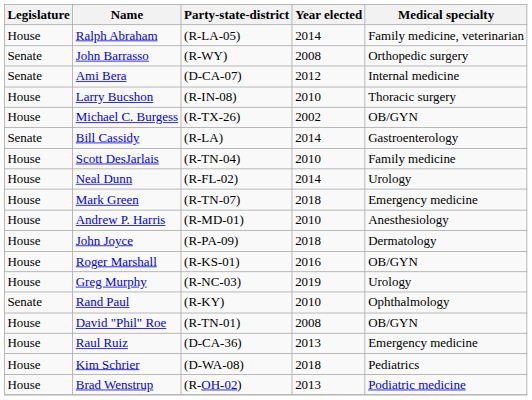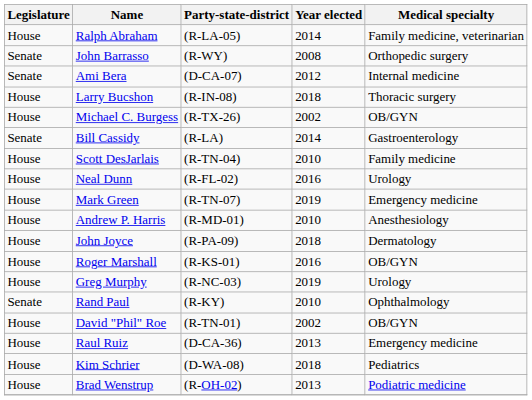(308, 96) 2010 -> (308, 96) 2018
(308, 179) 2014 -> (308, 179) 2016
(308, 199) 2018 -> (308, 199) 2019
(308, 323) 2008 -> (308, 323) 2002
